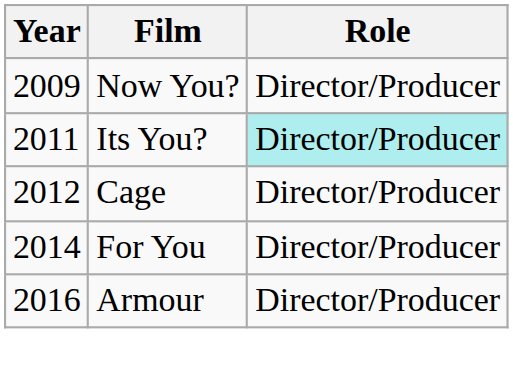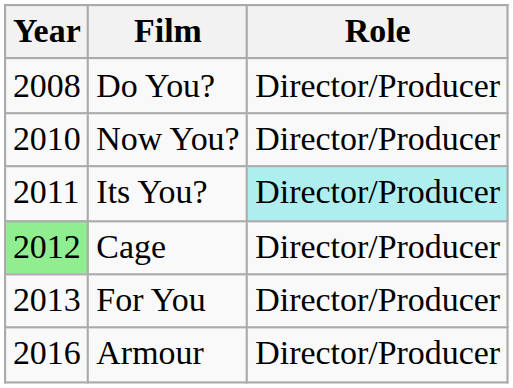+ row: (156, 85)
(47, 85) 2009 -> (47, 138) 2010
(47, 192) no background -> (47, 246) lightgreen background
(47, 246) 2014 -> (47, 300) 2013
